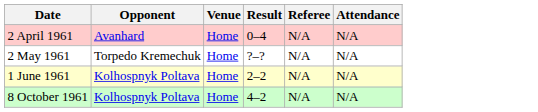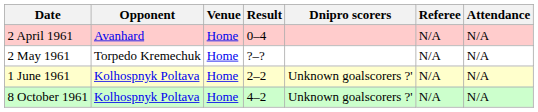+ column: (350, 14)
